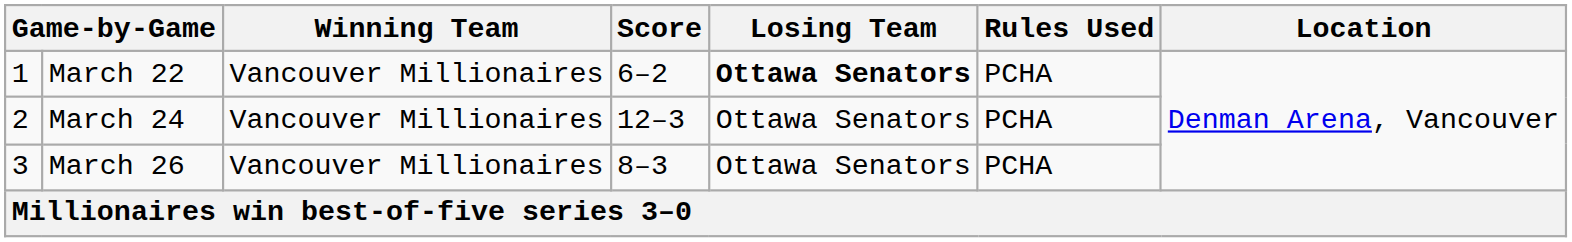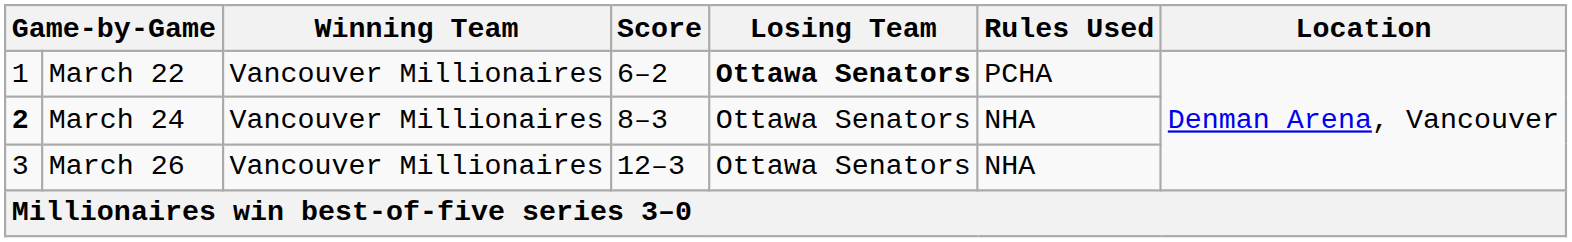(20, 121) normal -> (20, 121) bold
(651, 121) 12–3 -> (643, 121) 8–3
(1018, 121) PCHA -> (1010, 121) NHA
(643, 167) 8–3 -> (651, 167) 12–3
(1018, 167) PCHA -> (1010, 167) NHA
